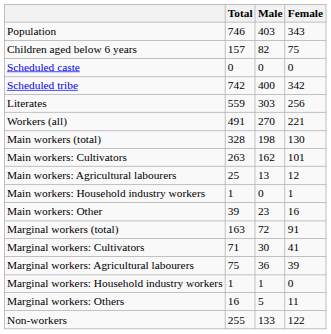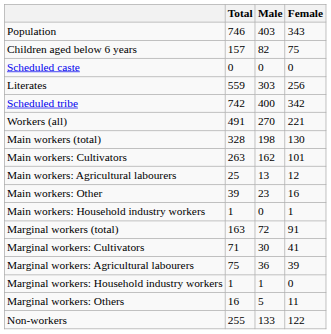rows swapped: (42, 85) <-> (27, 103)
rows swapped: (106, 193) <-> (55, 211)
